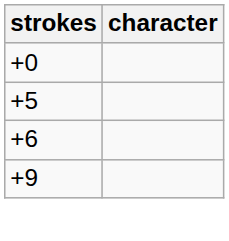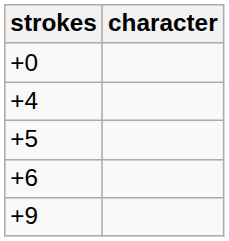+ row: (24, 100)
